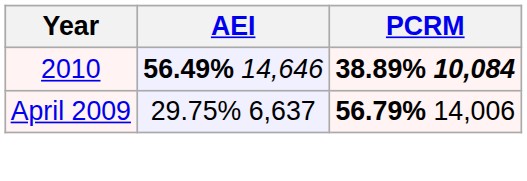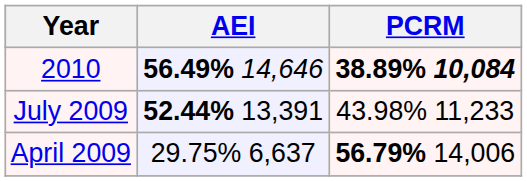+ row: (71, 111)
